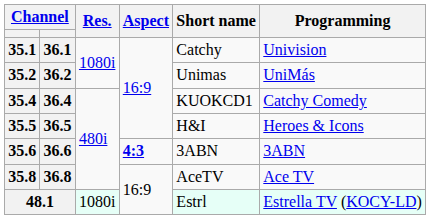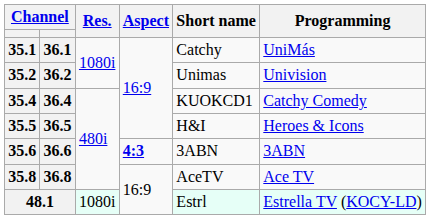(295, 49) Univision -> (289, 49) UniMás
(289, 75) UniMás -> (295, 75) Univision
